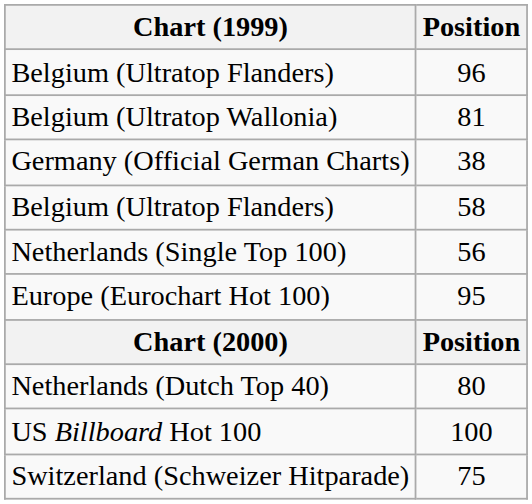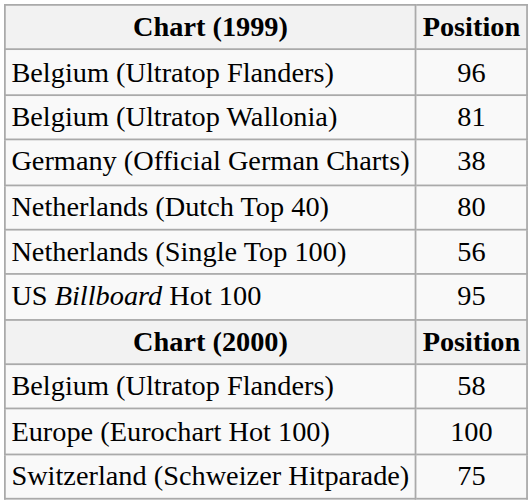rows swapped: (471, 386) <-> (471, 206)
(171, 296) Europe (Eurochart Hot 100) -> (136, 296) US Billboard Hot 100
(136, 431) US Billboard Hot 100 -> (171, 431) Europe (Eurochart Hot 100)
